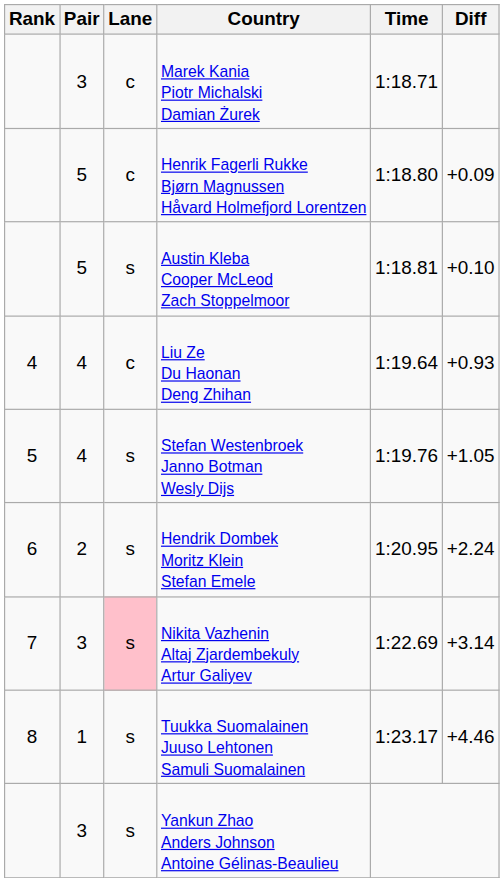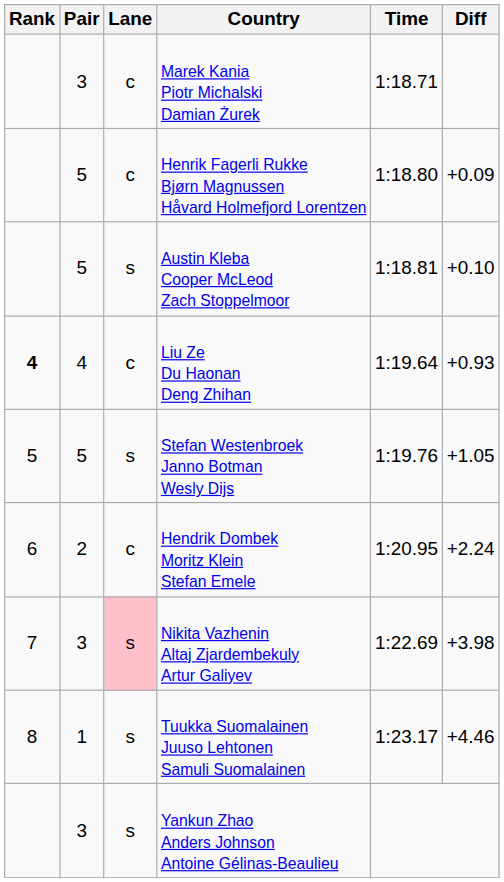(32, 362) normal -> (32, 362) bold
(82, 455) 4 -> (82, 455) 5
(130, 549) s -> (130, 549) c
(471, 643) +3.14 -> (471, 643) +3.98
